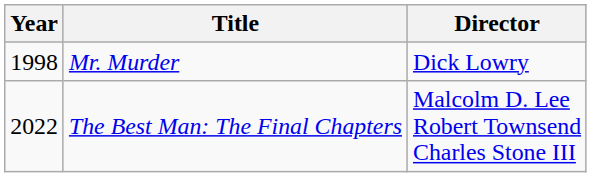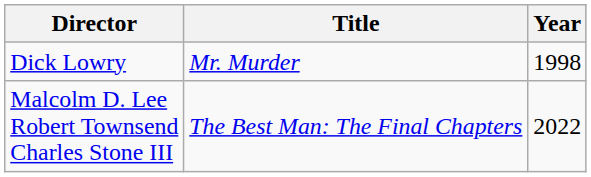columns swapped: (34, 23) <-> (497, 23)
